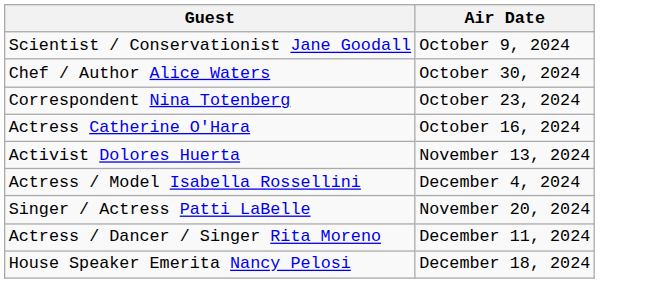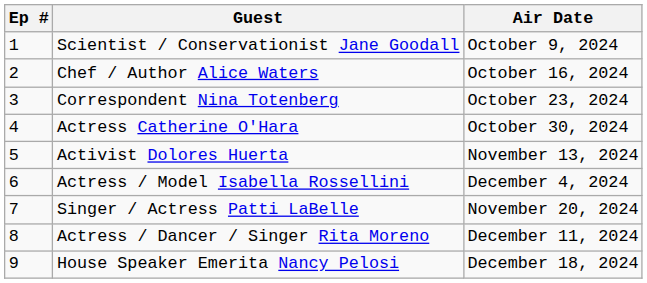+ column: (29, 18)
(500, 73) October 30, 2024 -> (548, 73) October 16, 2024
(500, 128) October 16, 2024 -> (548, 128) October 30, 2024
